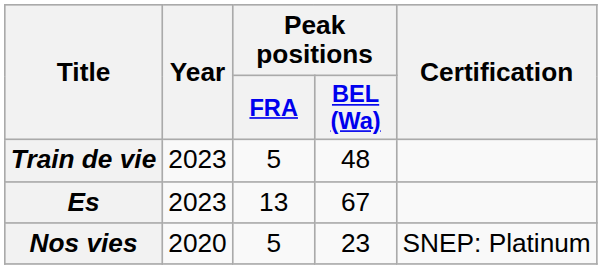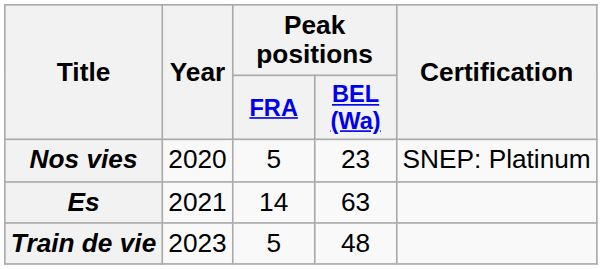rows swapped: (84, 243) <-> (84, 159)
(198, 201) 2023 -> (198, 201) 2021
(274, 201) 13 -> (274, 201) 14
(356, 201) 67 -> (356, 201) 63
